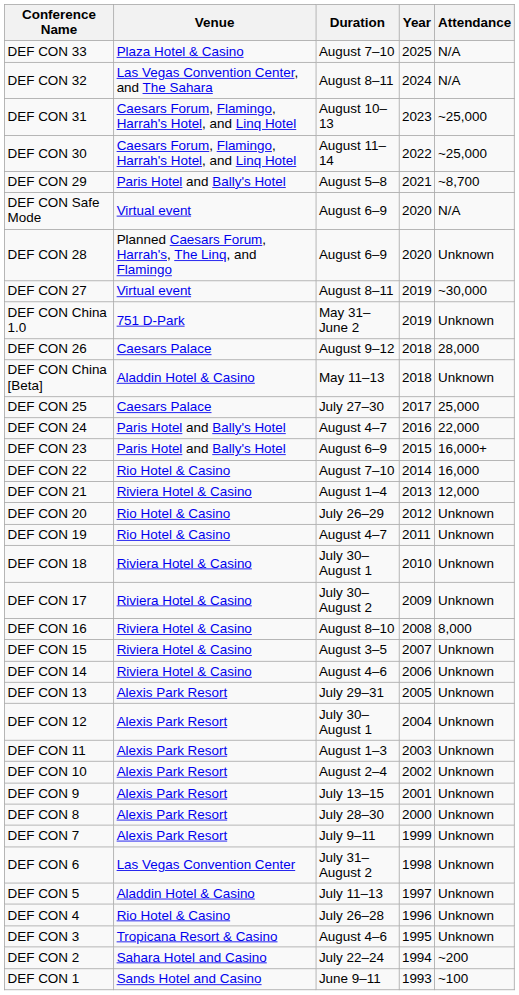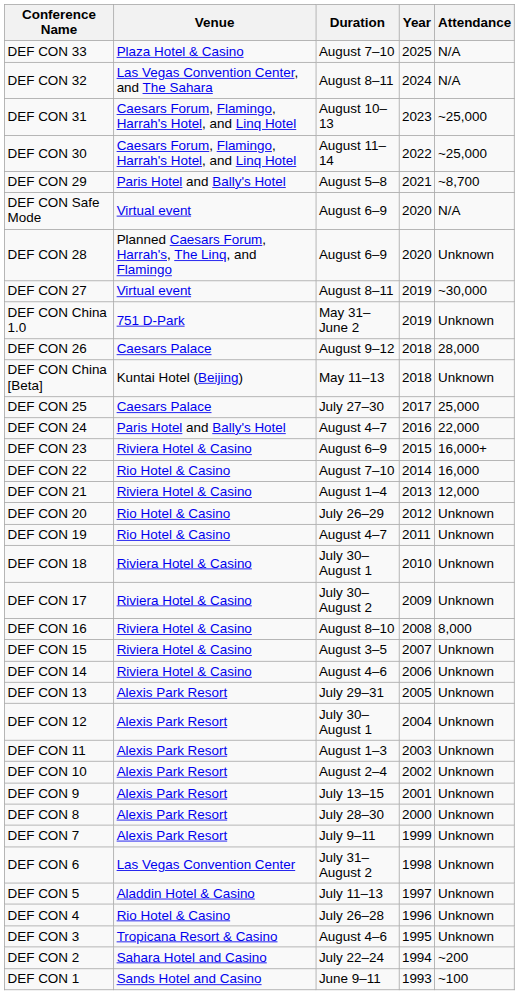(186, 378) Aladdin Hotel & Casino -> (180, 378) Kuntai Hotel (Beijing)
(201, 449) Paris Hotel and Bally's Hotel -> (184, 449) Riviera Hotel & Casino
